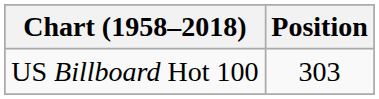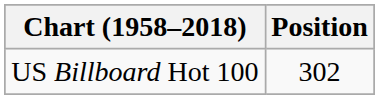(320, 71) 303 -> (320, 71) 302
